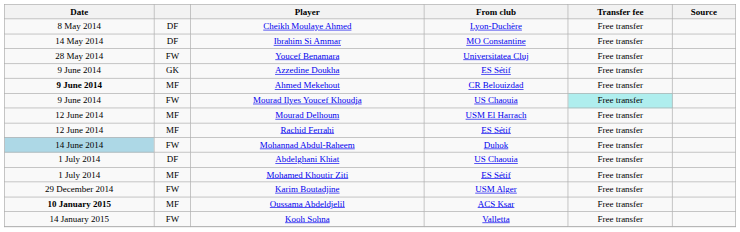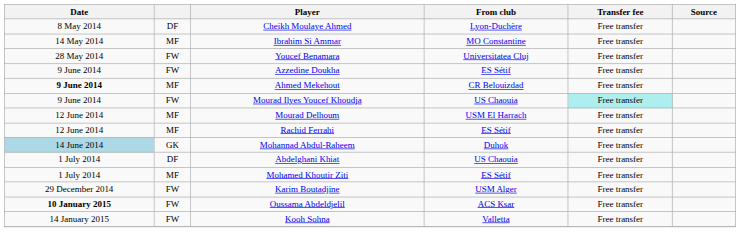(172, 41) DF -> (172, 41) MF
(172, 70) GK -> (172, 70) FW
(172, 144) FW -> (172, 144) GK
(172, 204) MF -> (172, 204) FW
